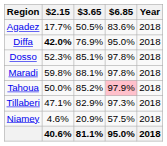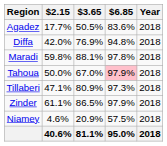(58, 42) bold -> (58, 42) normal
(121, 42) 95.0% -> (121, 42) 94.8%
- row: (23, 57)
(89, 88) 85.2% -> (89, 73) 67.0%
(89, 103) 82.9% -> (89, 88) 80.9%
+ row: (23, 103)
